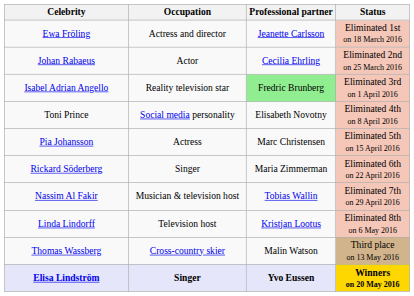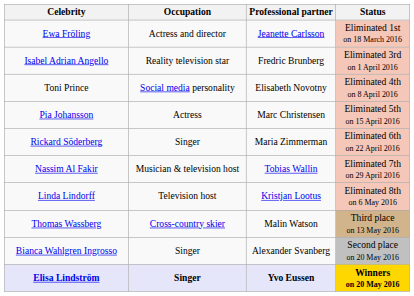- row: (66, 61)
(291, 88) lightgreen background -> (291, 61) no background
+ row: (66, 251)
